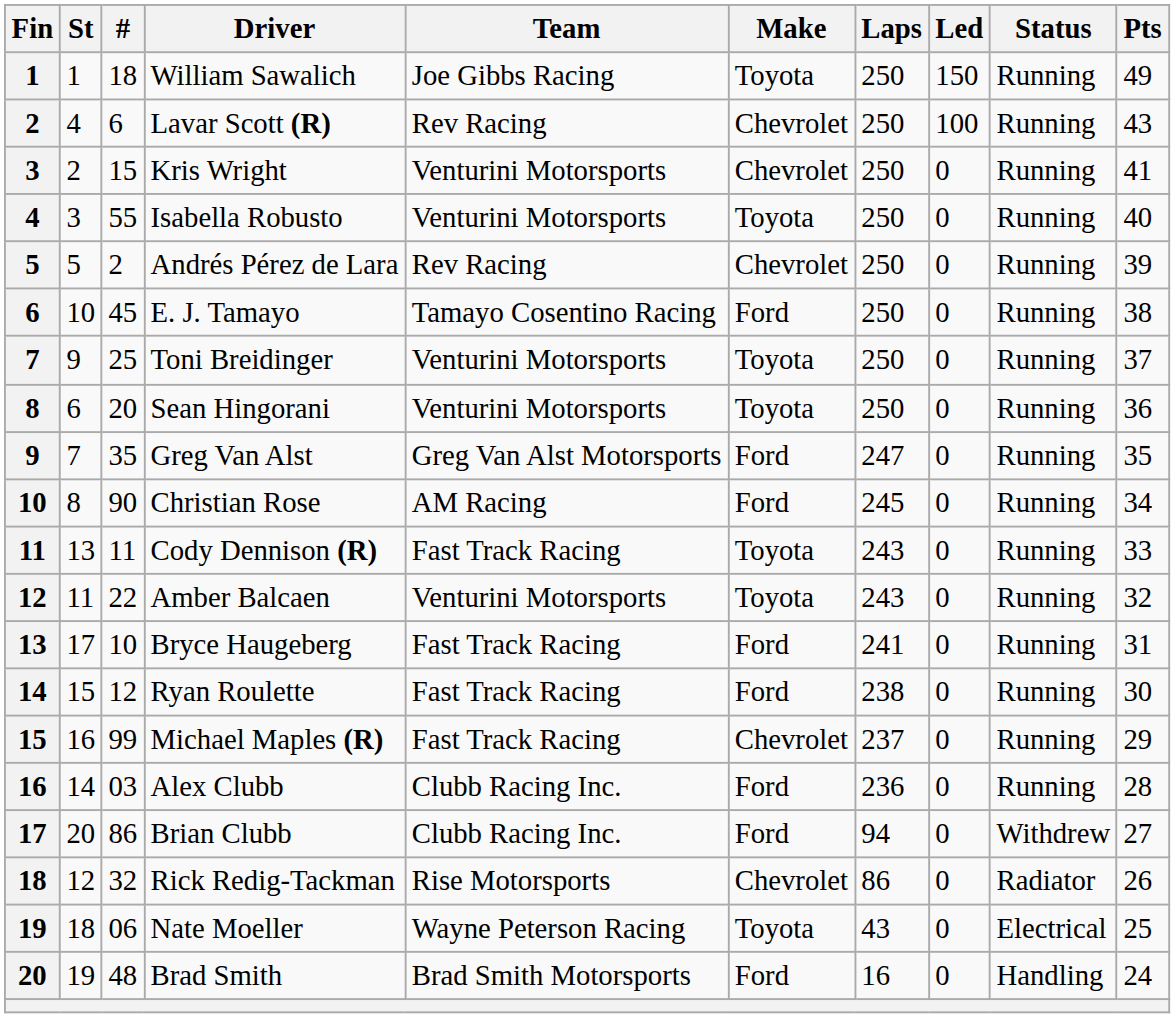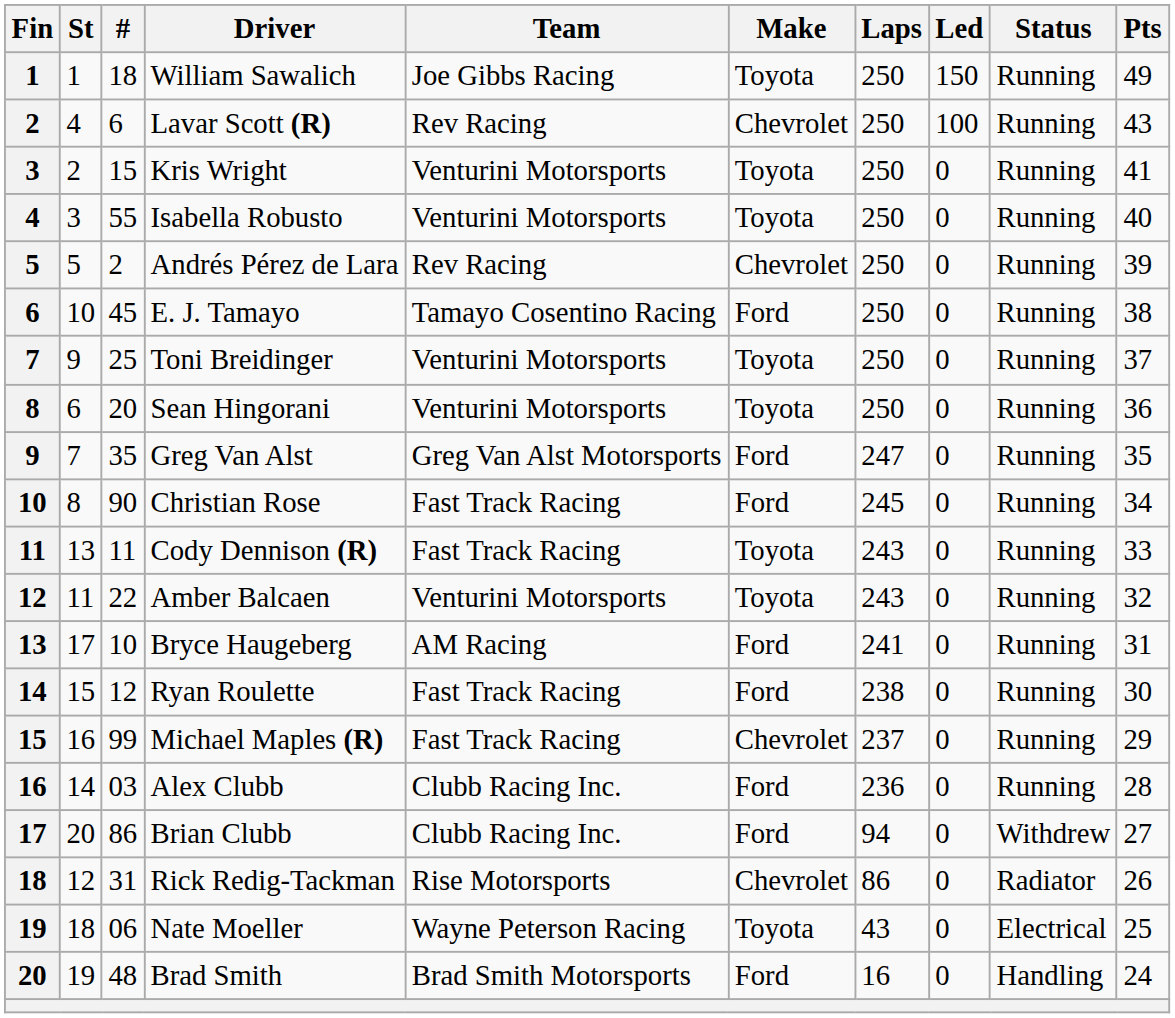(791, 170) Chevrolet -> (774, 170) Toyota
(479, 502) AM Racing -> (516, 502) Fast Track Racing
(516, 644) Fast Track Racing -> (479, 644) AM Racing
(123, 880) 32 -> (123, 880) 31
